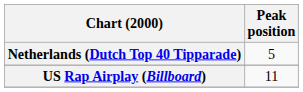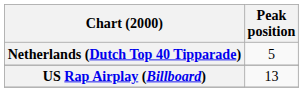(271, 76) 11 -> (271, 76) 13
